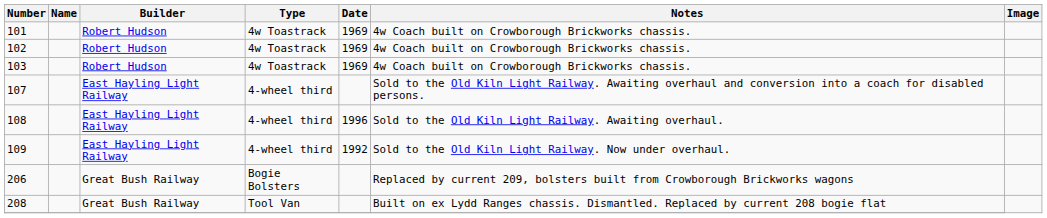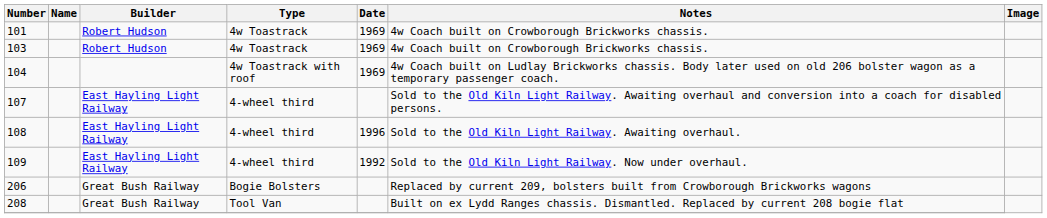- row: (17, 48)
+ row: (17, 72)
